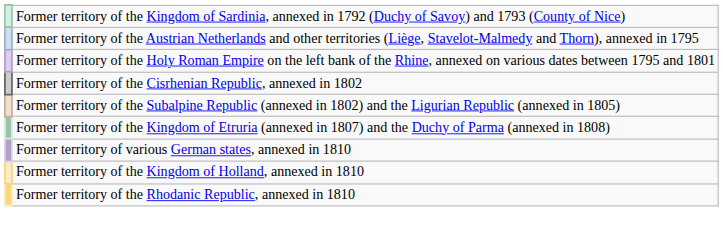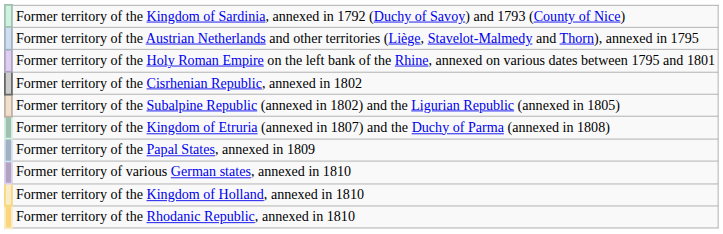+ row: (166, 150)
